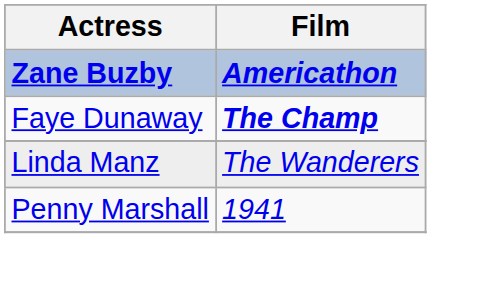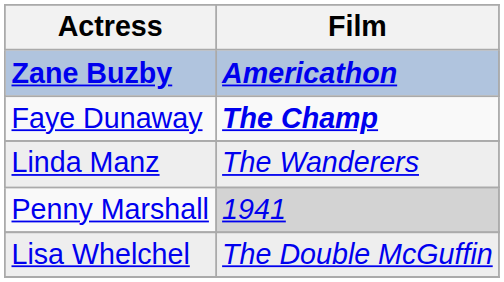(254, 208) no background -> (254, 208) lightgrey background
+ row: (101, 254)
